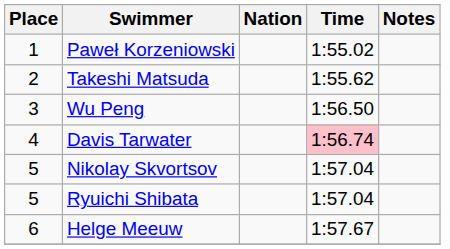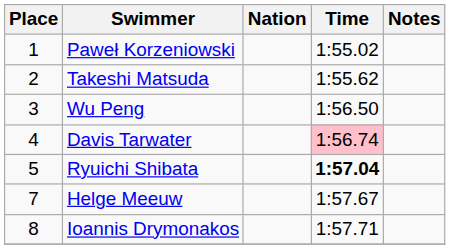- row: (142, 169)
(343, 199) normal -> (347, 169) bold
(34, 229) 6 -> (34, 199) 7
+ row: (153, 229)
